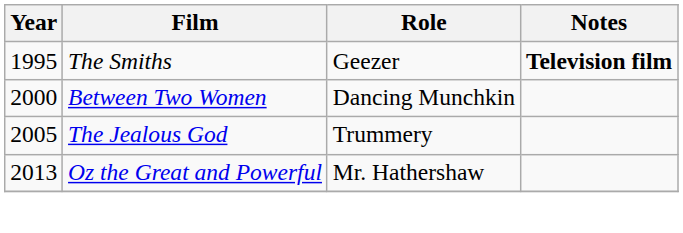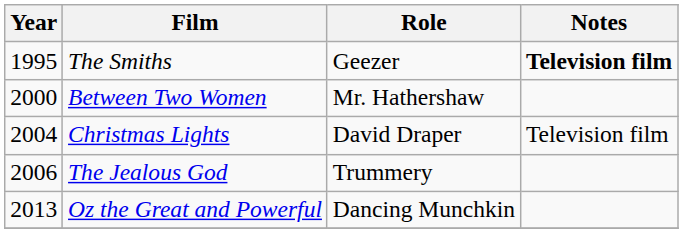(424, 97) Dancing Munchkin -> (409, 97) Mr. Hathershaw
+ row: (149, 135)
(34, 135) 2005 -> (34, 172) 2006
(409, 172) Mr. Hathershaw -> (424, 209) Dancing Munchkin
